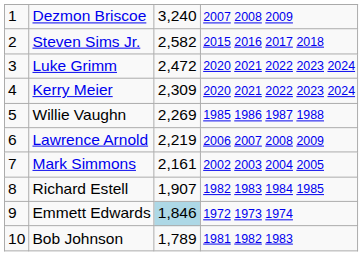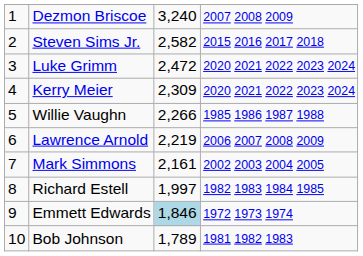(177, 115) 2,269 -> (177, 115) 2,266
(177, 189) 1,907 -> (177, 189) 1,997
